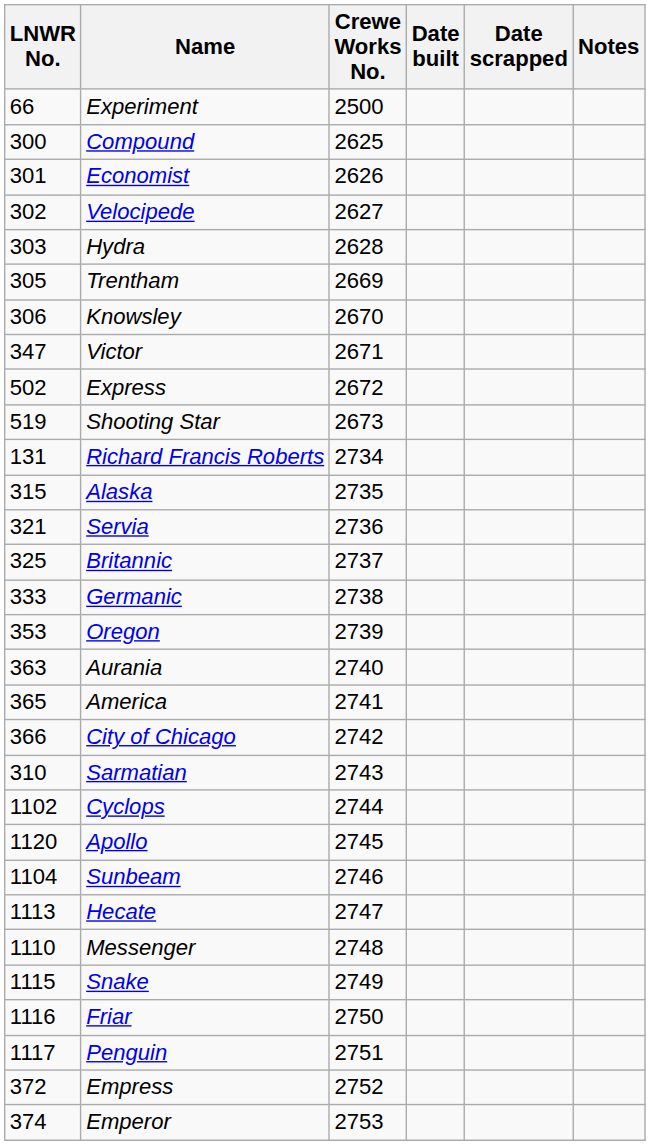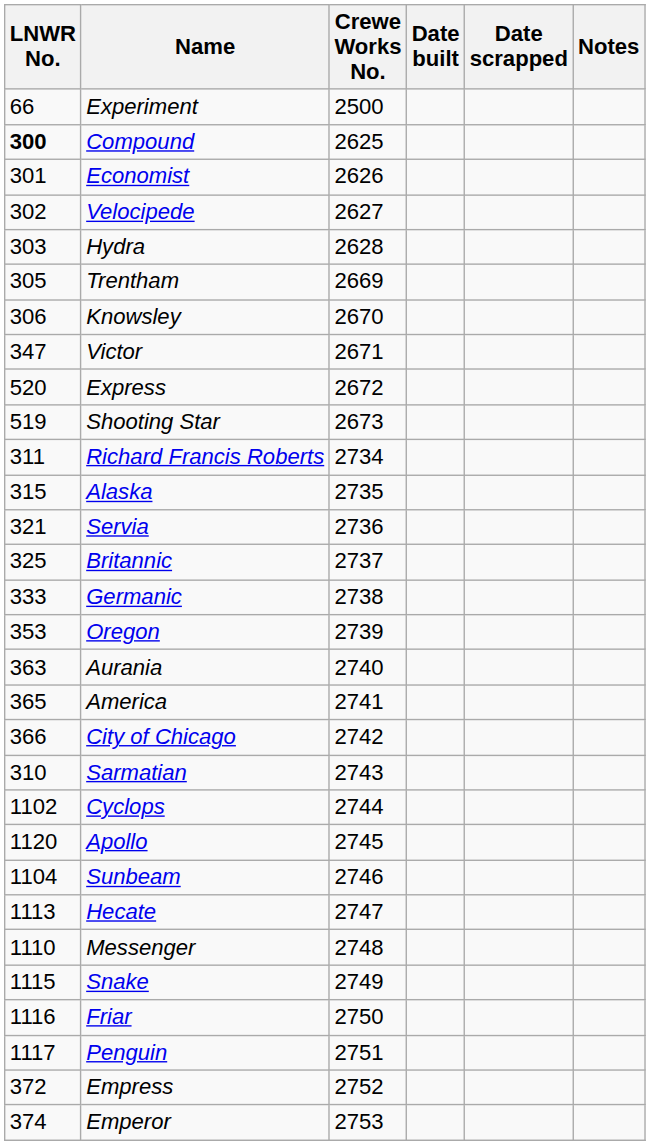(28, 141) normal -> (28, 141) bold
(28, 386) 502 -> (28, 386) 520
(28, 456) 131 -> (27, 456) 311
